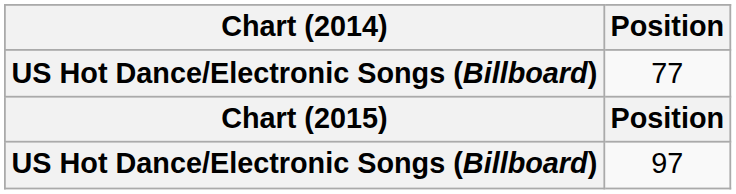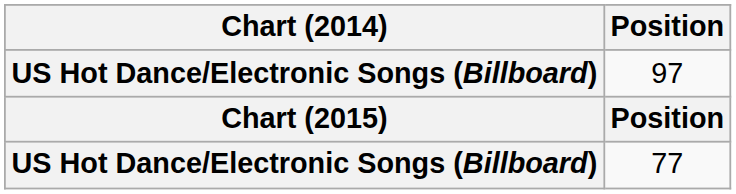rows swapped: (667, 164) <-> (667, 73)
